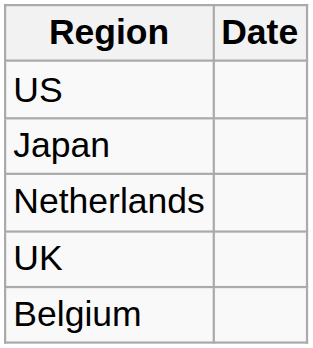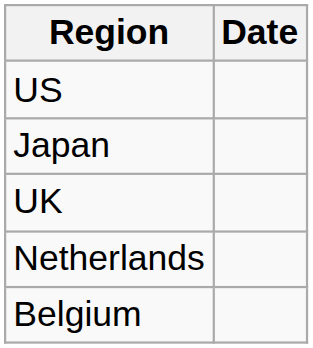rows swapped: (38, 257) <-> (109, 201)
